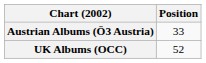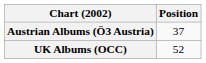(179, 31) 33 -> (179, 31) 37
